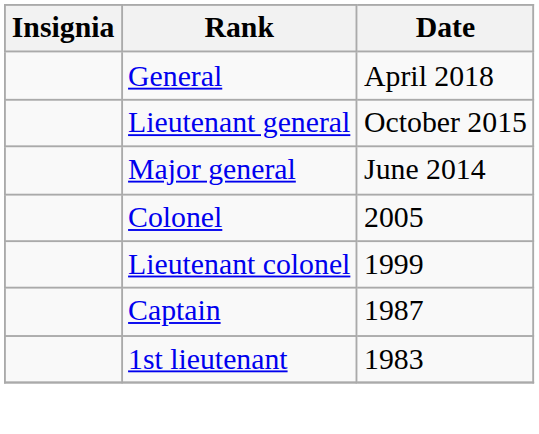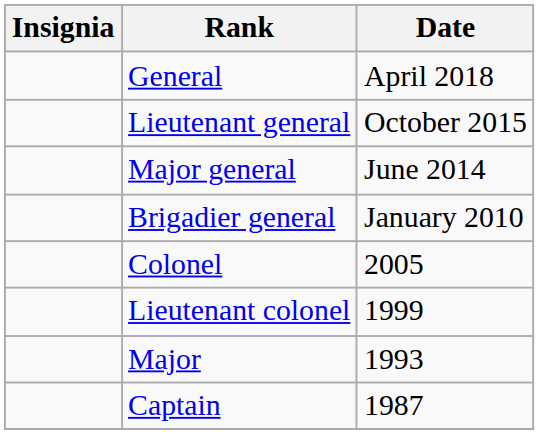+ row: (232, 216)
+ row: (164, 358)
- row: (208, 358)
